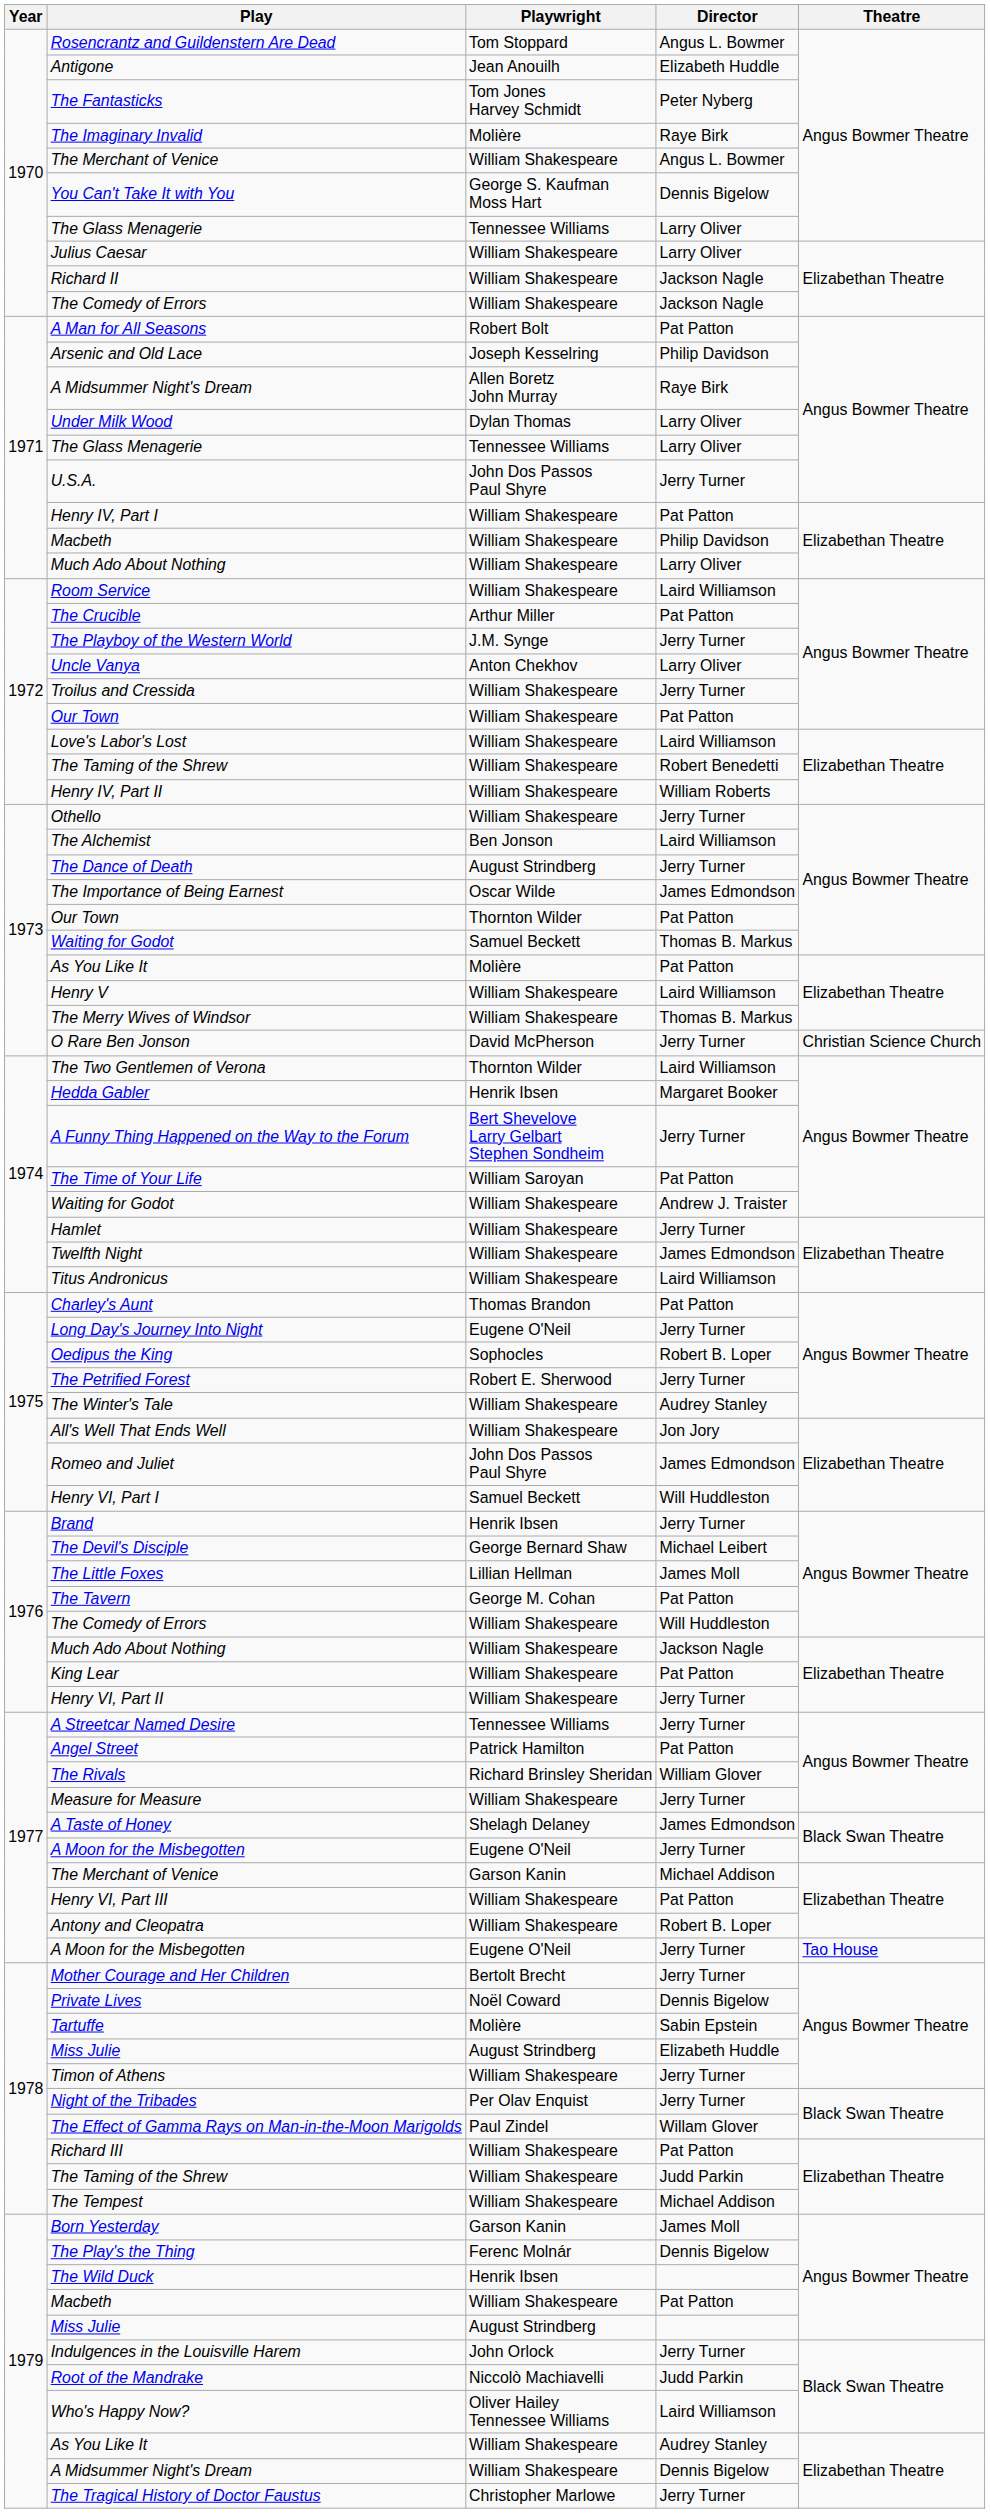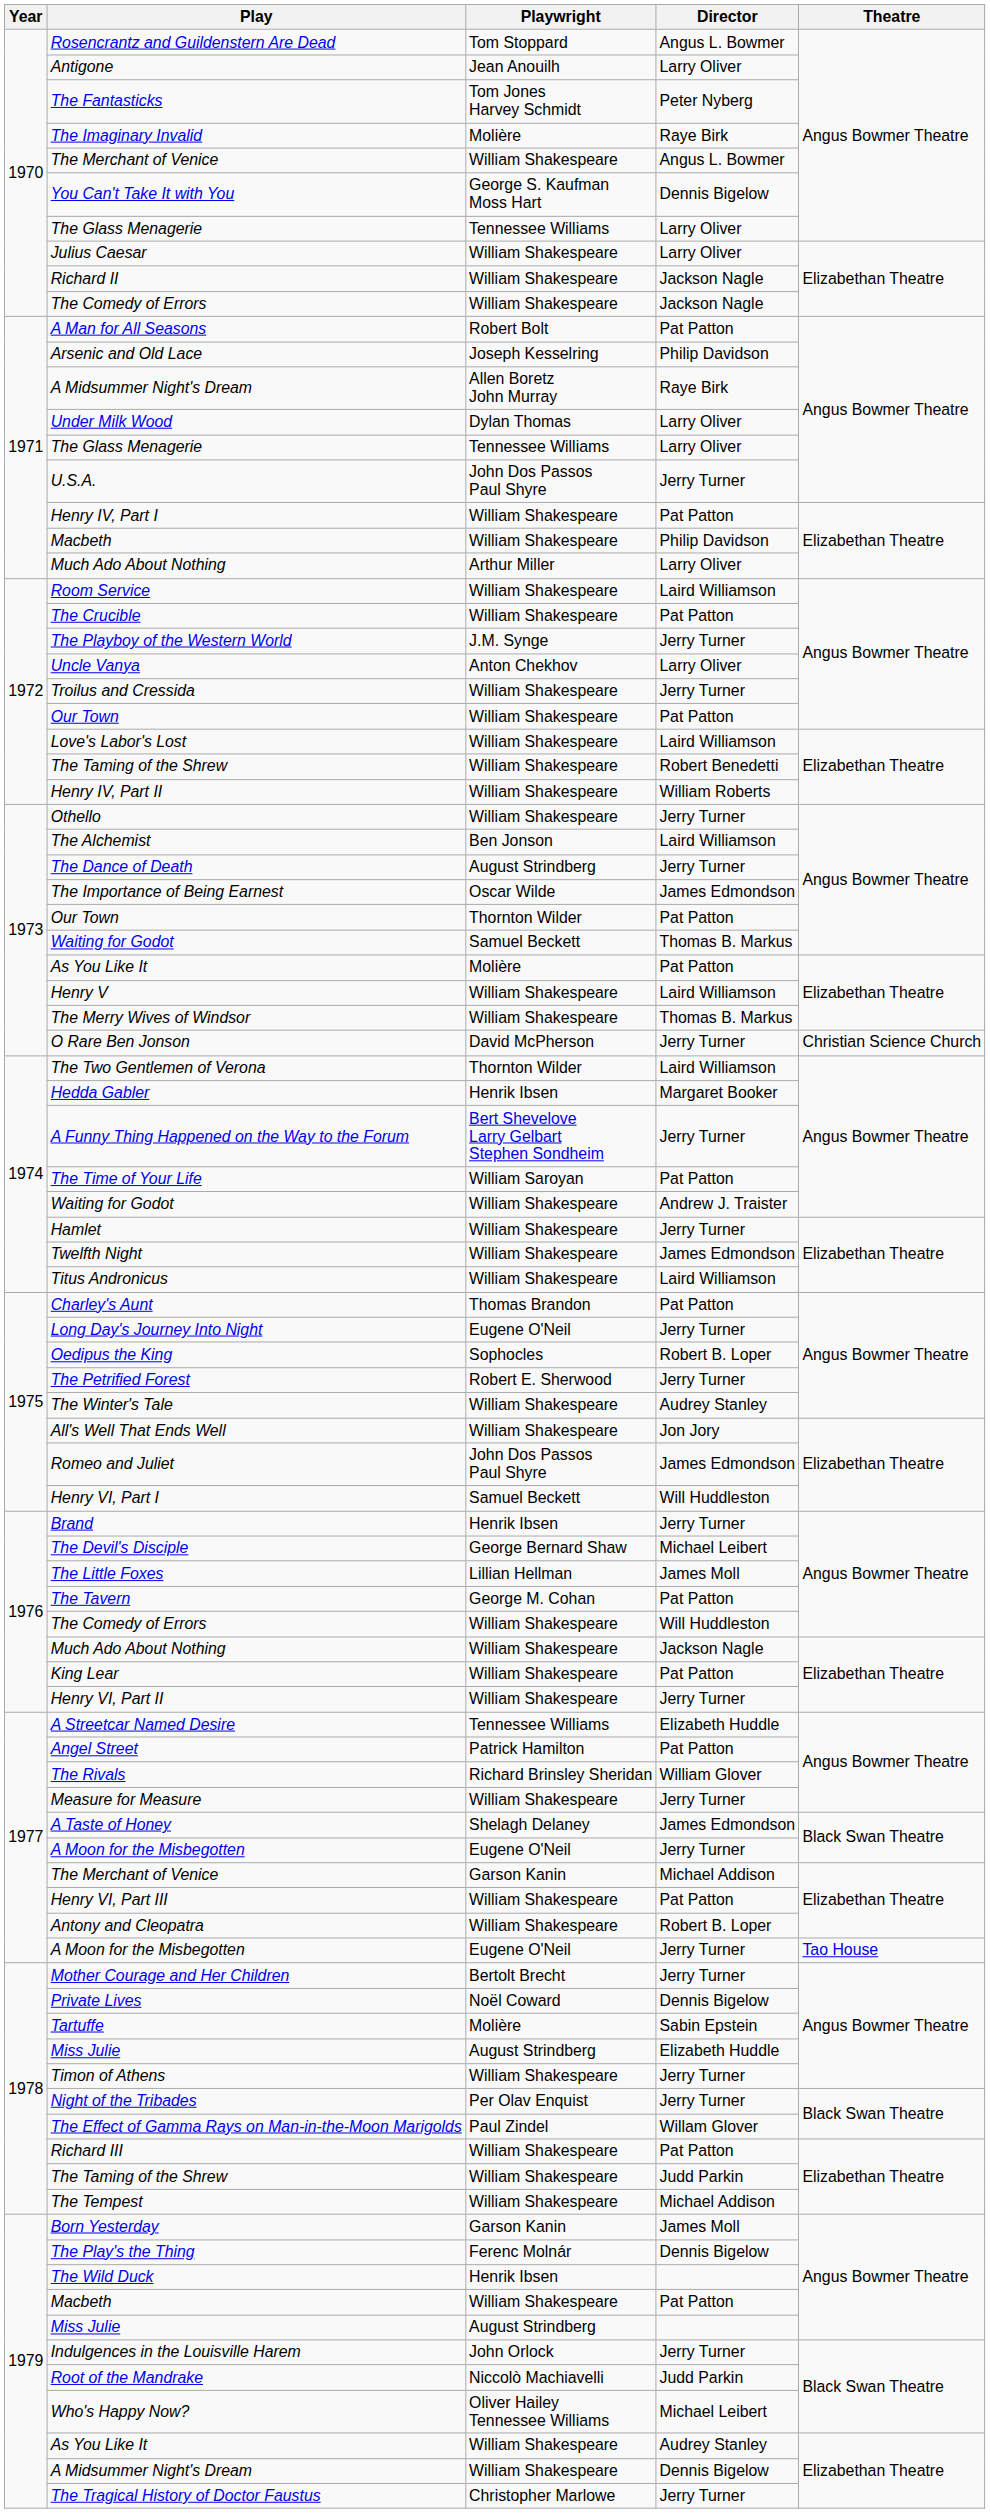(719, 67) Elizabeth Huddle -> (700, 67) Larry Oliver
(544, 565) William Shakespeare -> (512, 565) Arthur Miller
(512, 615) Arthur Miller -> (544, 615) William Shakespeare
(702, 1724) Jerry Turner -> (719, 1724) Elizabeth Huddle
(718, 2411) Laird Williamson -> (713, 2411) Michael Leibert
